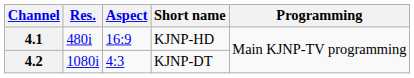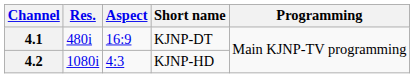(184, 38) KJNP-HD -> (183, 38) KJNP-DT
(183, 61) KJNP-DT -> (184, 61) KJNP-HD
